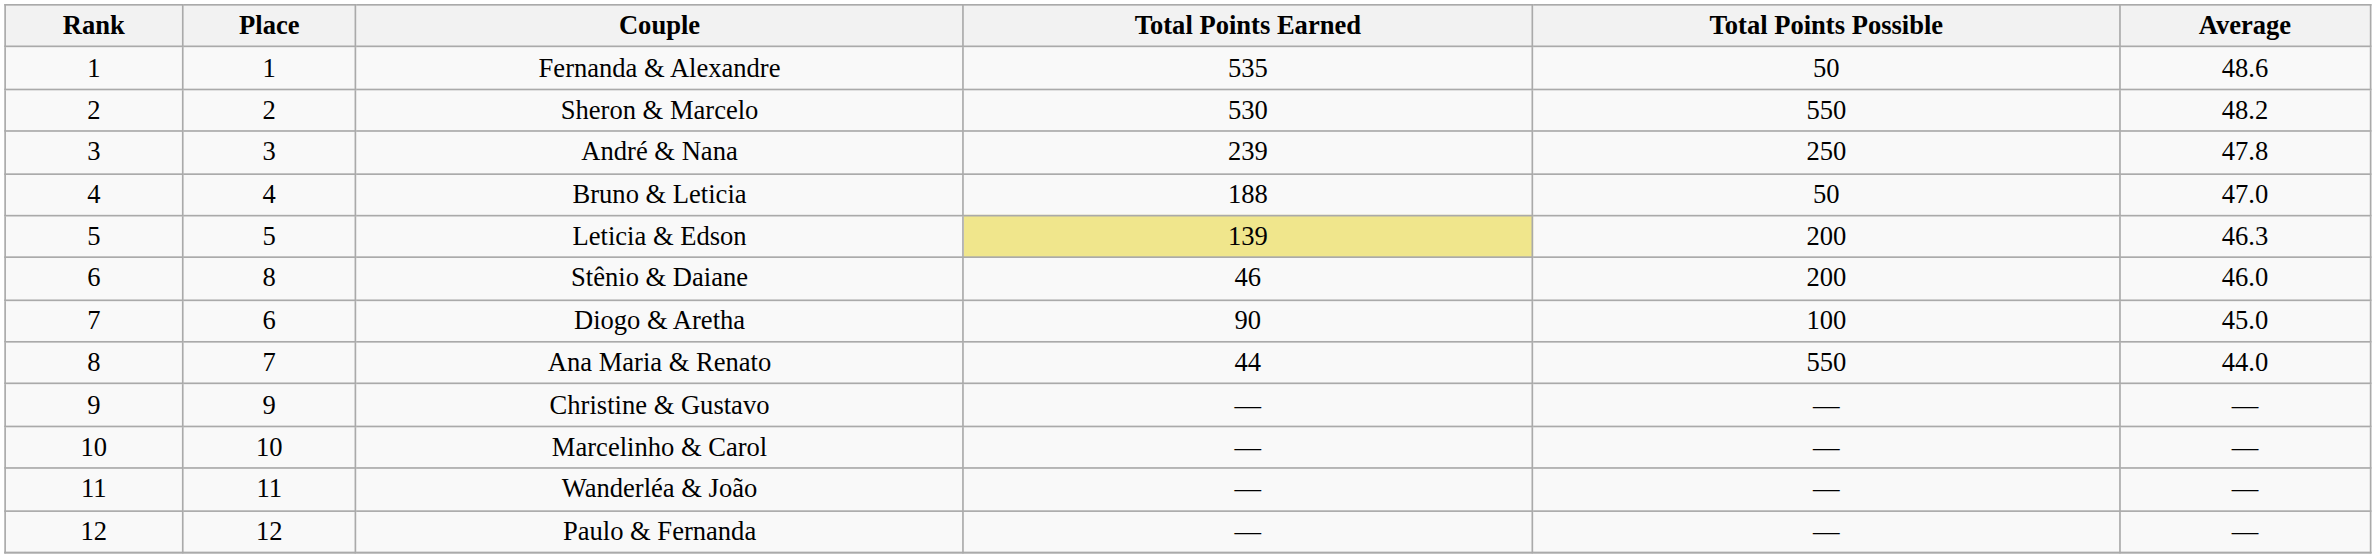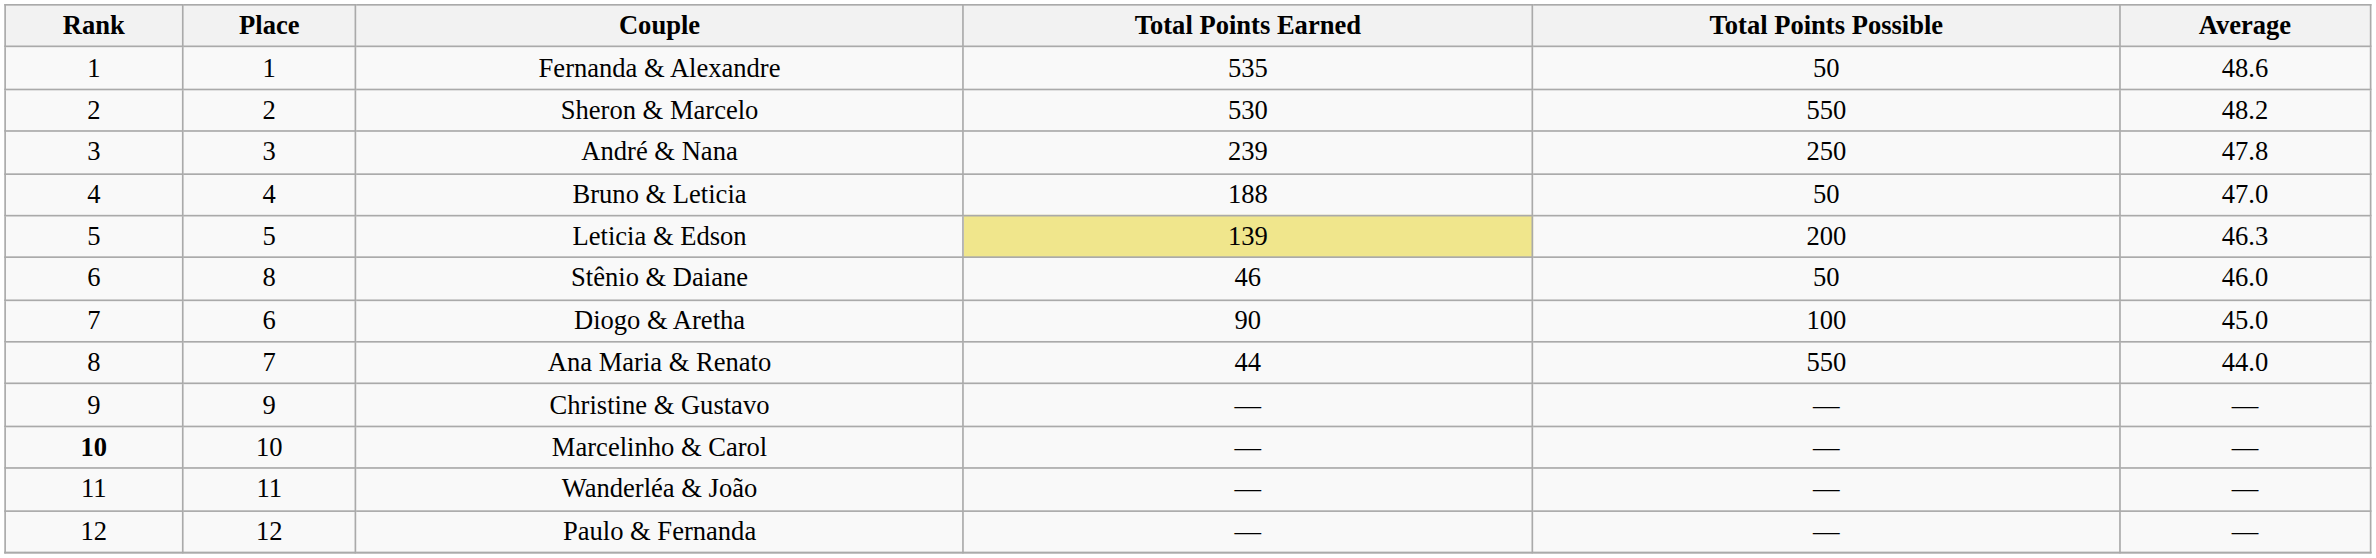(1826, 278) 200 -> (1826, 278) 50
(94, 446) normal -> (94, 446) bold
